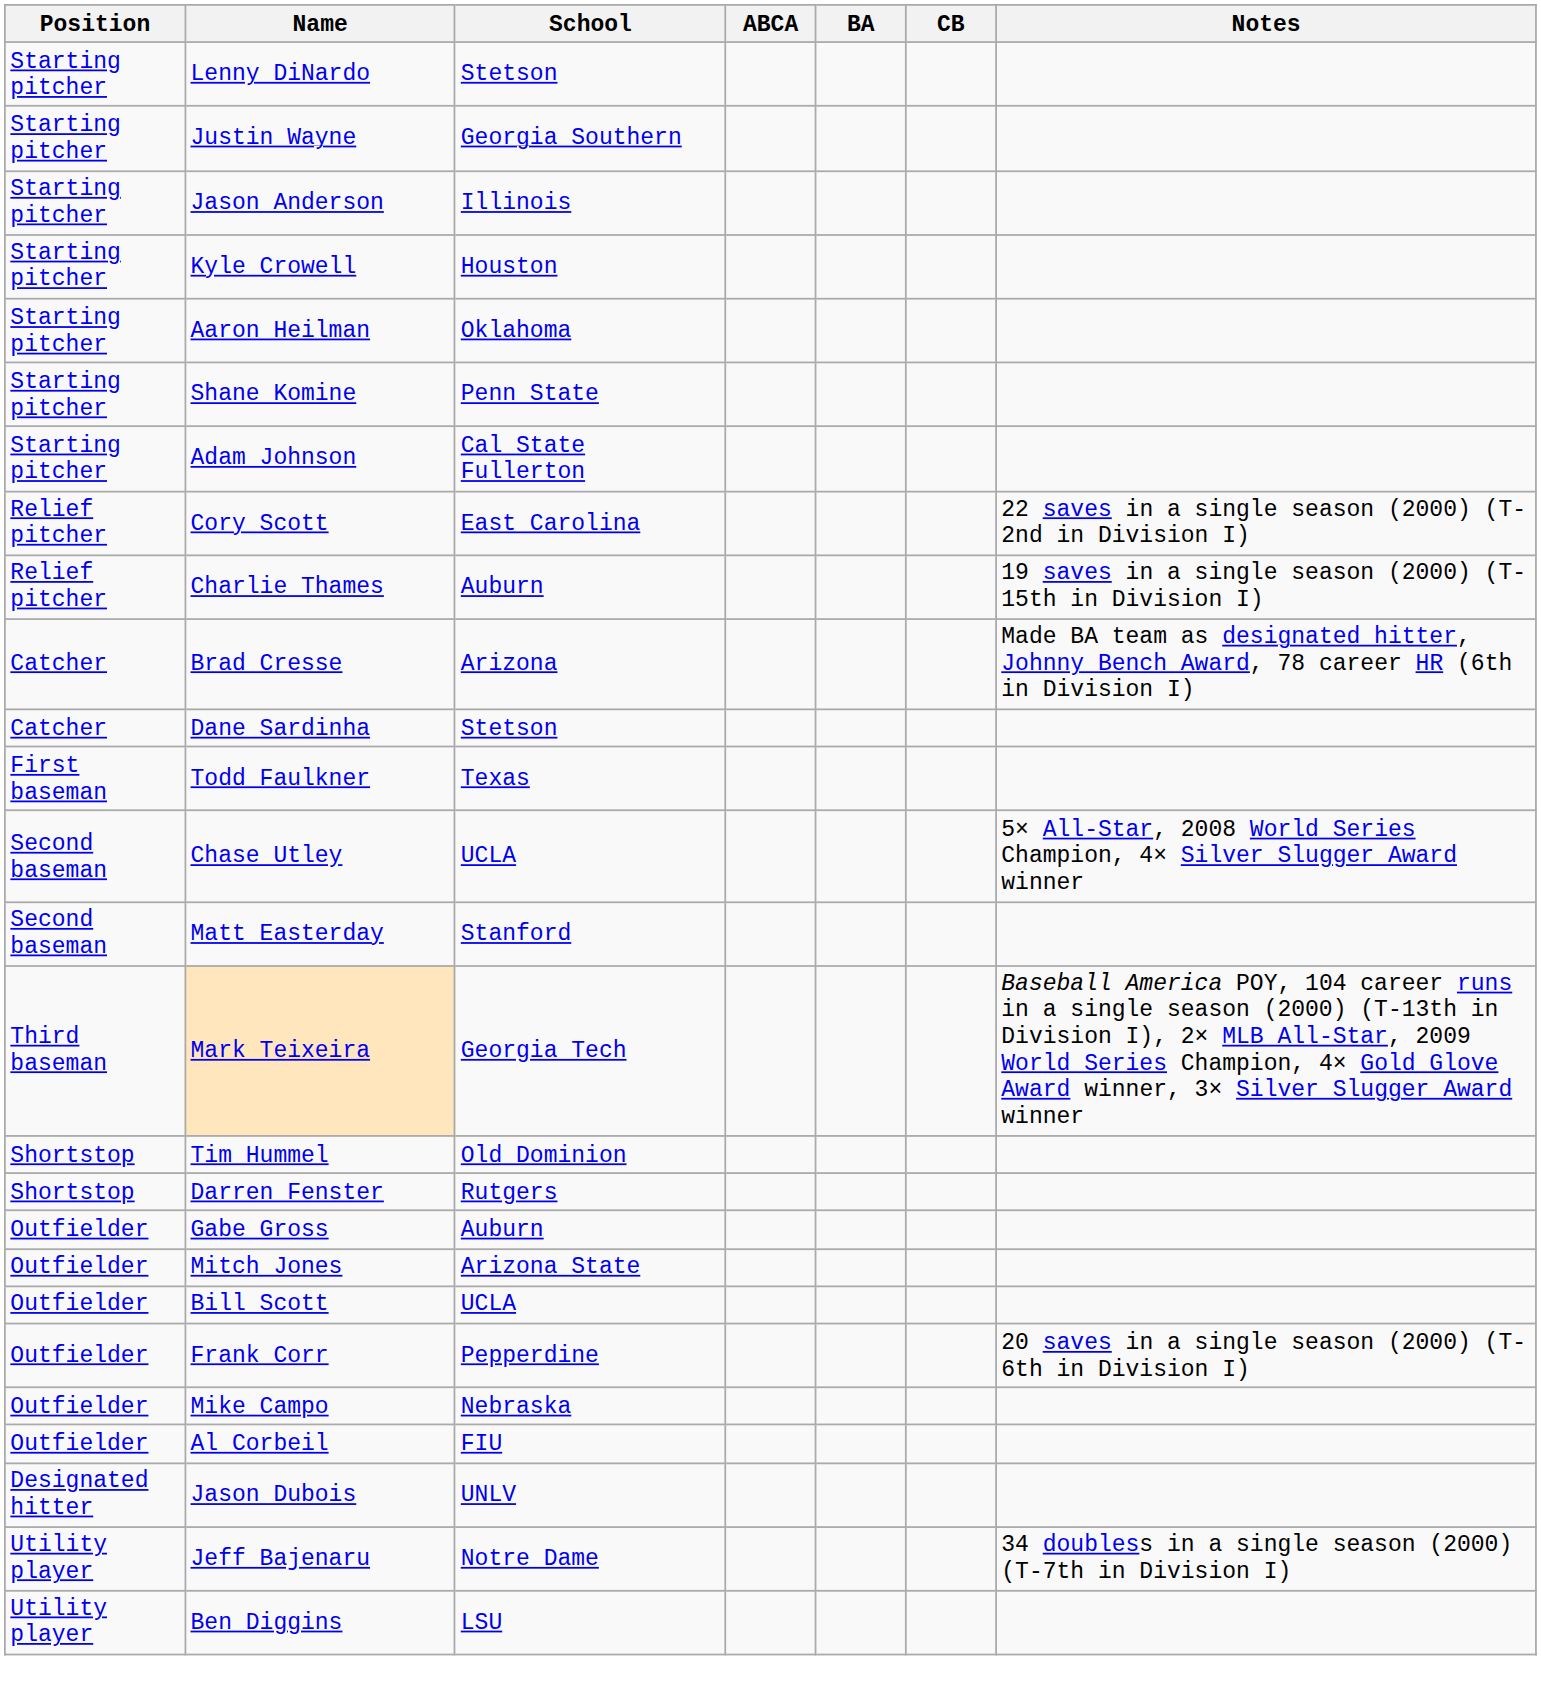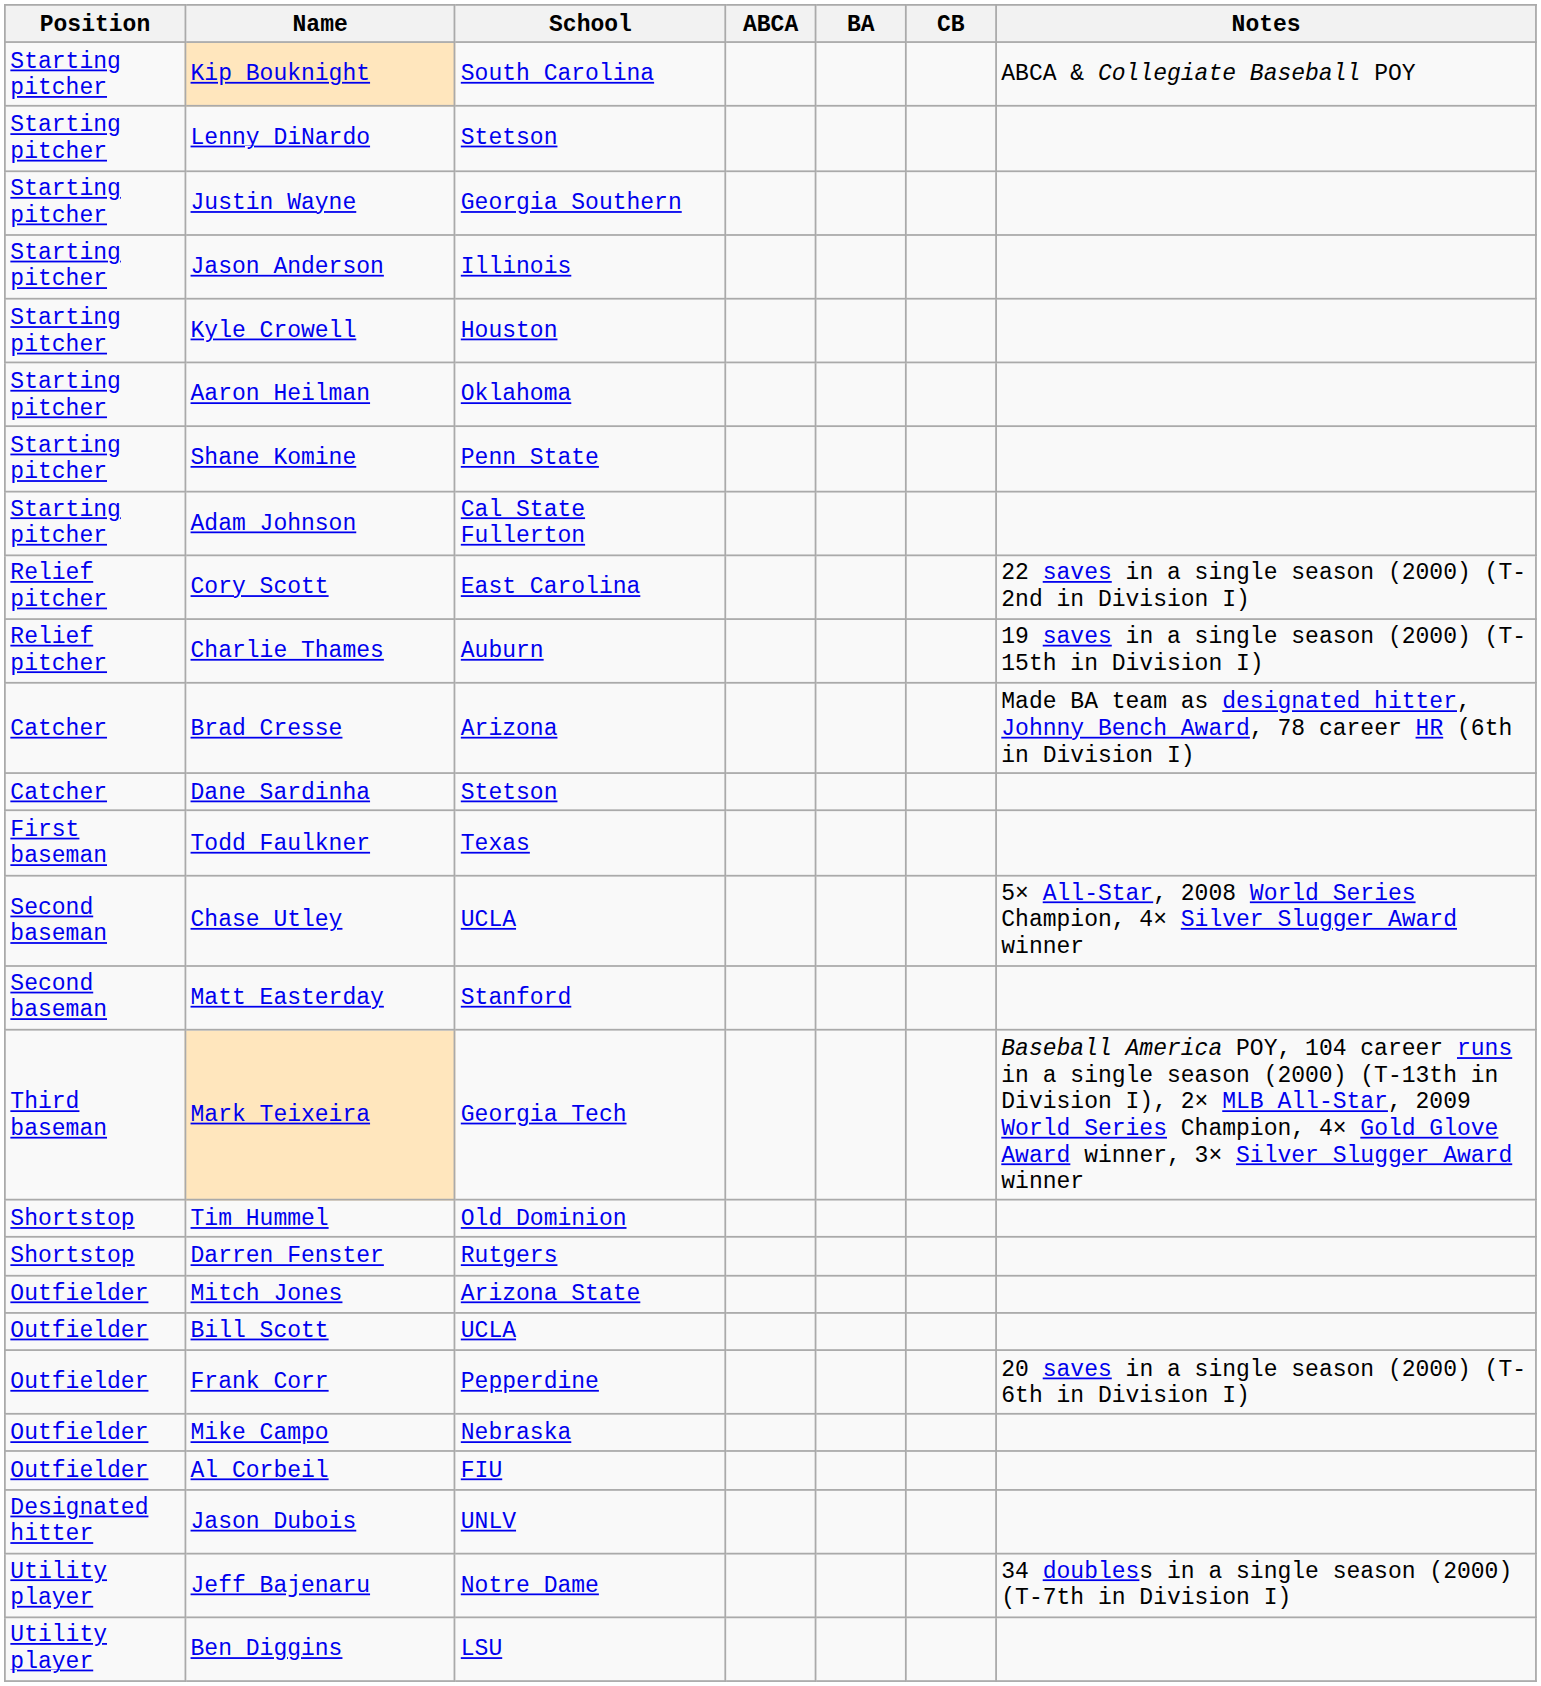+ row: (280, 74)
- row: (260, 1230)
